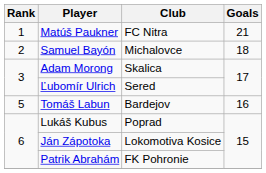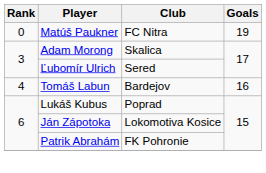(21, 31) 1 -> (21, 31) 0
(243, 31) 21 -> (243, 31) 19
- row: (78, 50)
(21, 104) 5 -> (21, 86) 4
